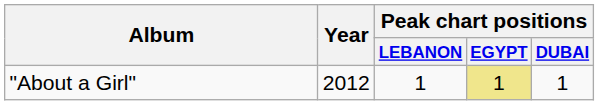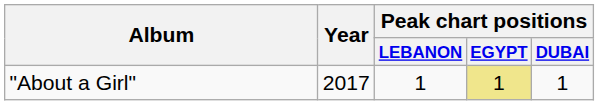(346, 82) 2012 -> (346, 82) 2017
